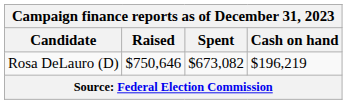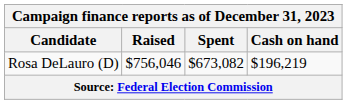(153, 63) $750,646 -> (153, 63) $756,046
